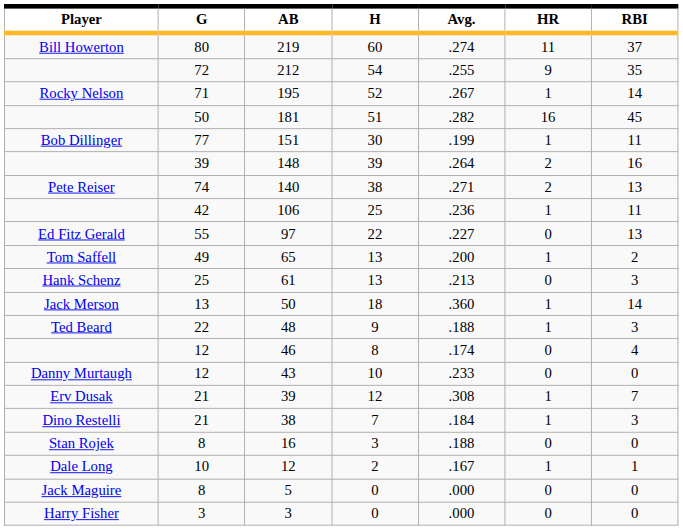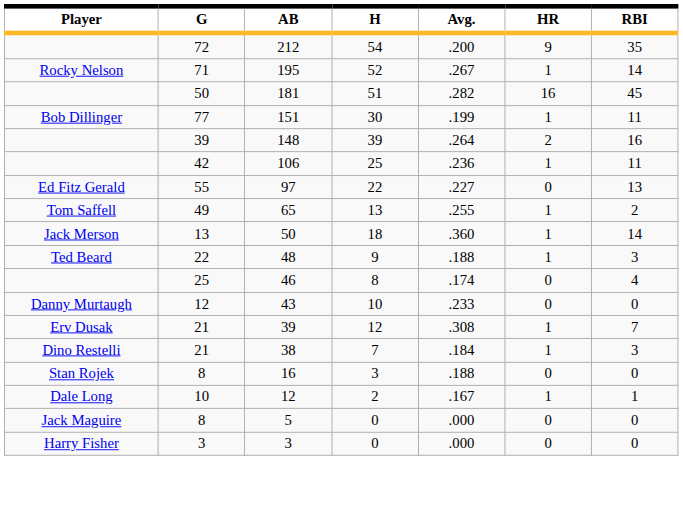- row: (288, 46)
(461, 70) .255 -> (461, 46) .200
- row: (288, 186)
(461, 256) .200 -> (461, 210) .255
- row: (288, 280)
(202, 350) 12 -> (202, 280) 25
